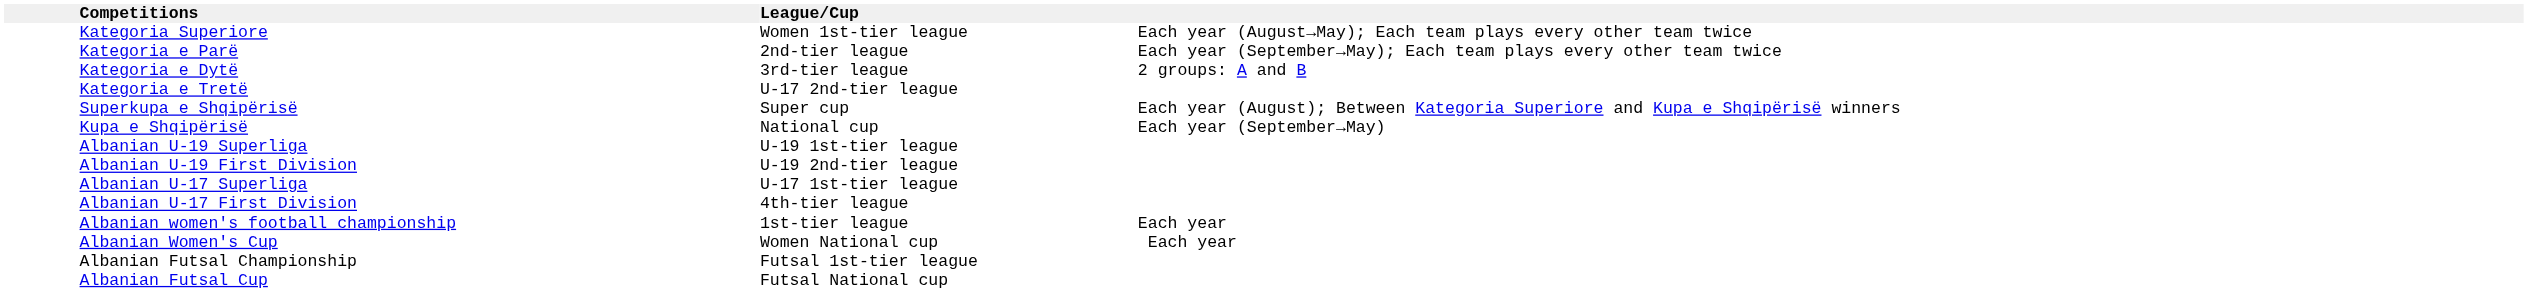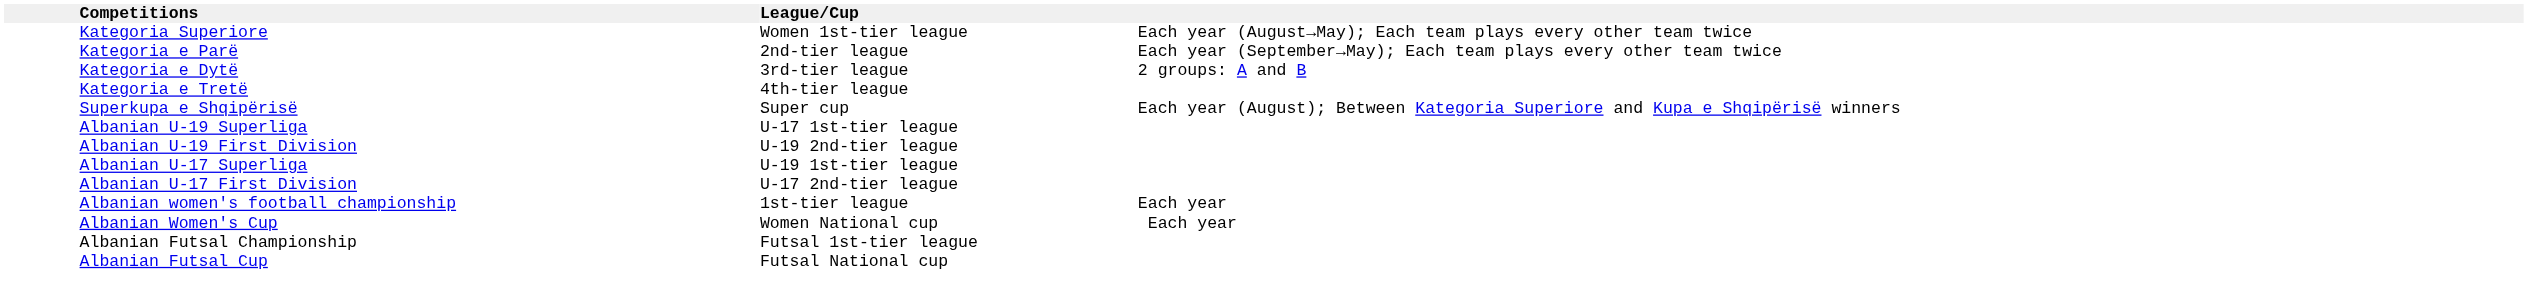(859, 90) U-17 2nd-tier league -> (834, 90) 4th-tier league
- row: (164, 128)
(859, 147) U-19 1st-tier league -> (859, 128) U-17 1st-tier league
(859, 185) U-17 1st-tier league -> (859, 166) U-19 1st-tier league
(834, 204) 4th-tier league -> (859, 185) U-17 2nd-tier league
